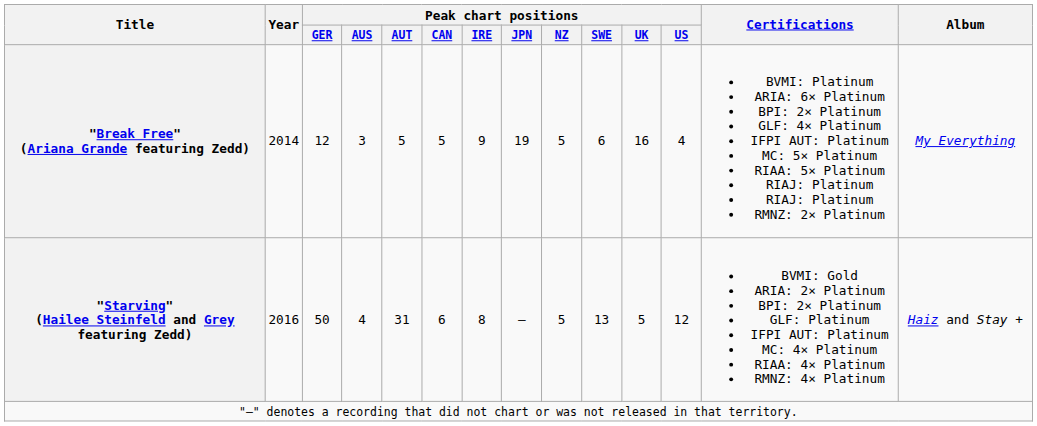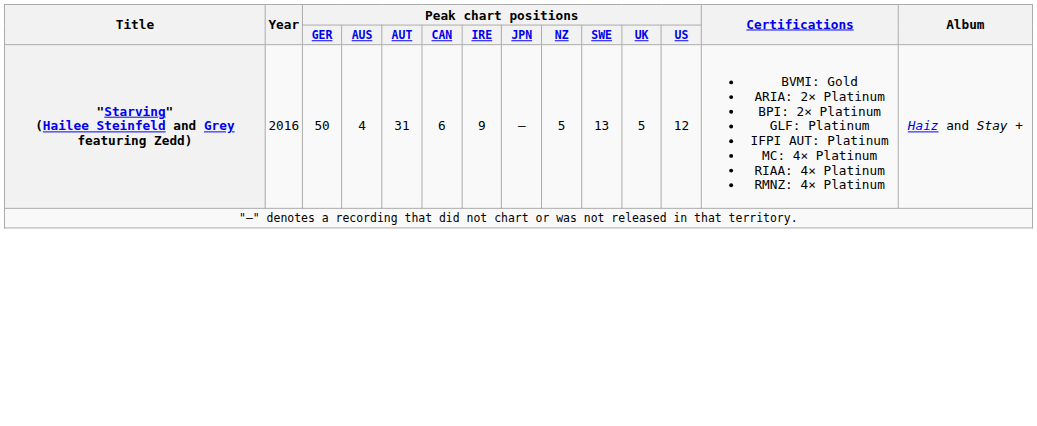- row: (135, 141)
(482, 320) 8 -> (482, 126) 9
